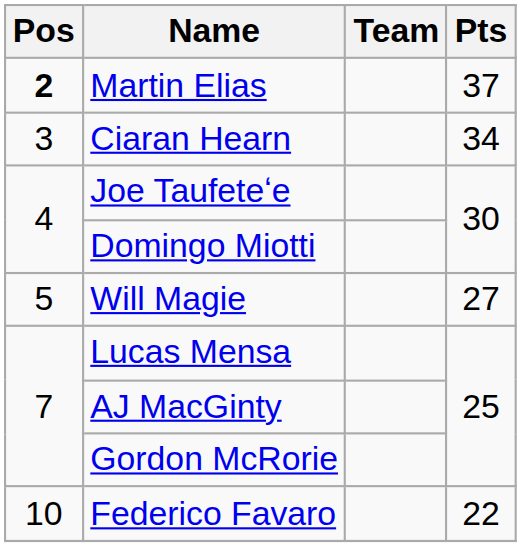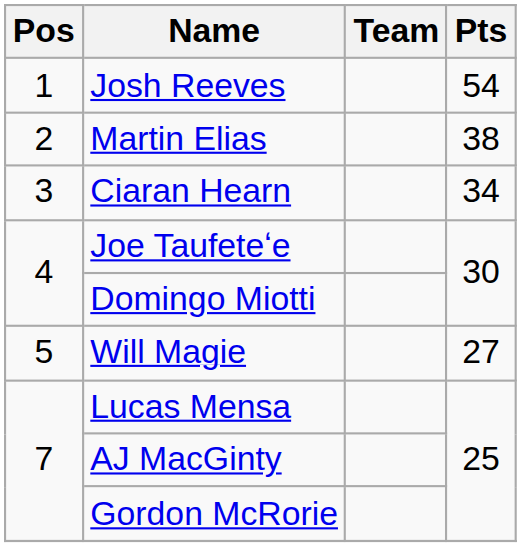+ row: (188, 84)
(44, 84) bold -> (44, 138) normal
(481, 84) 37 -> (481, 138) 38
- row: (213, 513)
